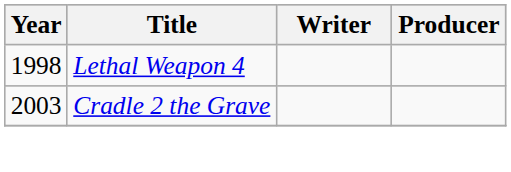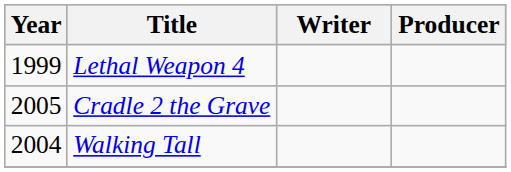(36, 65) 1998 -> (36, 65) 1999
(36, 105) 2003 -> (36, 105) 2005
+ row: (137, 145)
